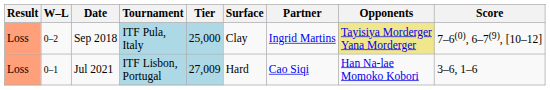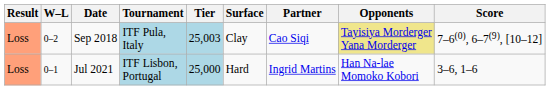(205, 38) 25,000 -> (205, 38) 25,003
(302, 38) Ingrid Martins -> (289, 38) Cao Siqi
(205, 69) 27,009 -> (205, 69) 25,000
(289, 69) Cao Siqi -> (302, 69) Ingrid Martins
